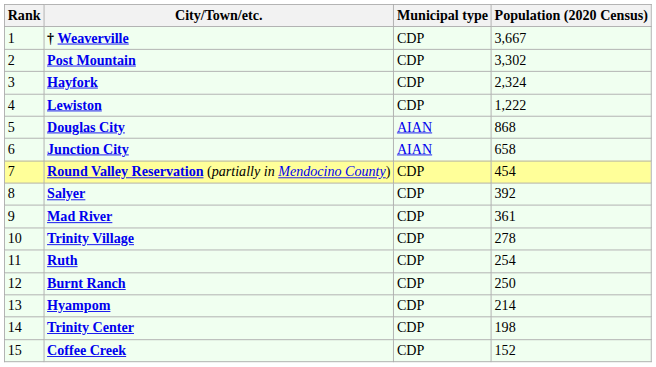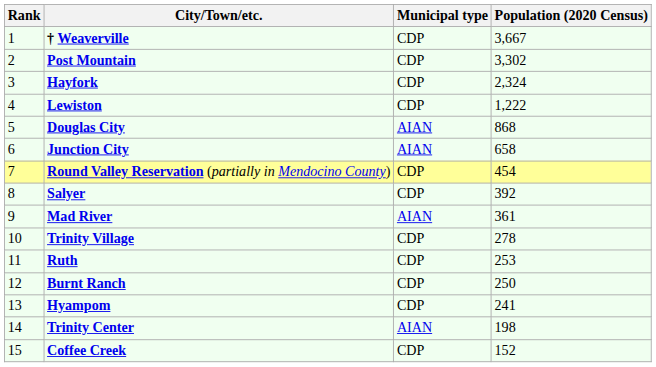(411, 216) CDP -> (415, 216) AIAN
(505, 261) 254 -> (505, 261) 253
(505, 305) 214 -> (505, 305) 241
(411, 328) CDP -> (415, 328) AIAN
